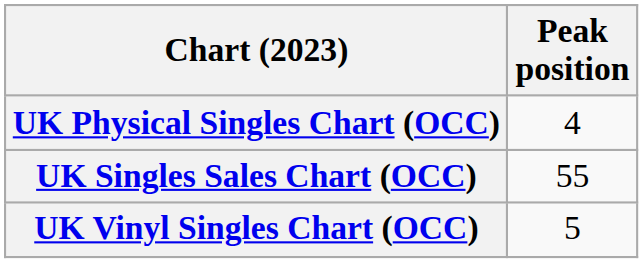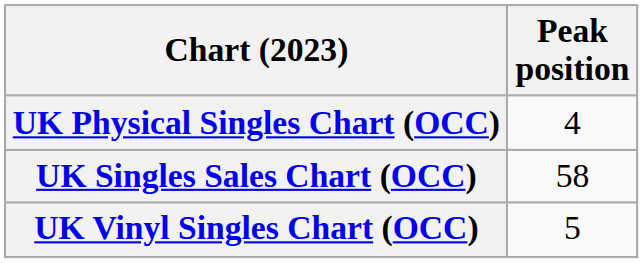(572, 175) 55 -> (572, 175) 58
